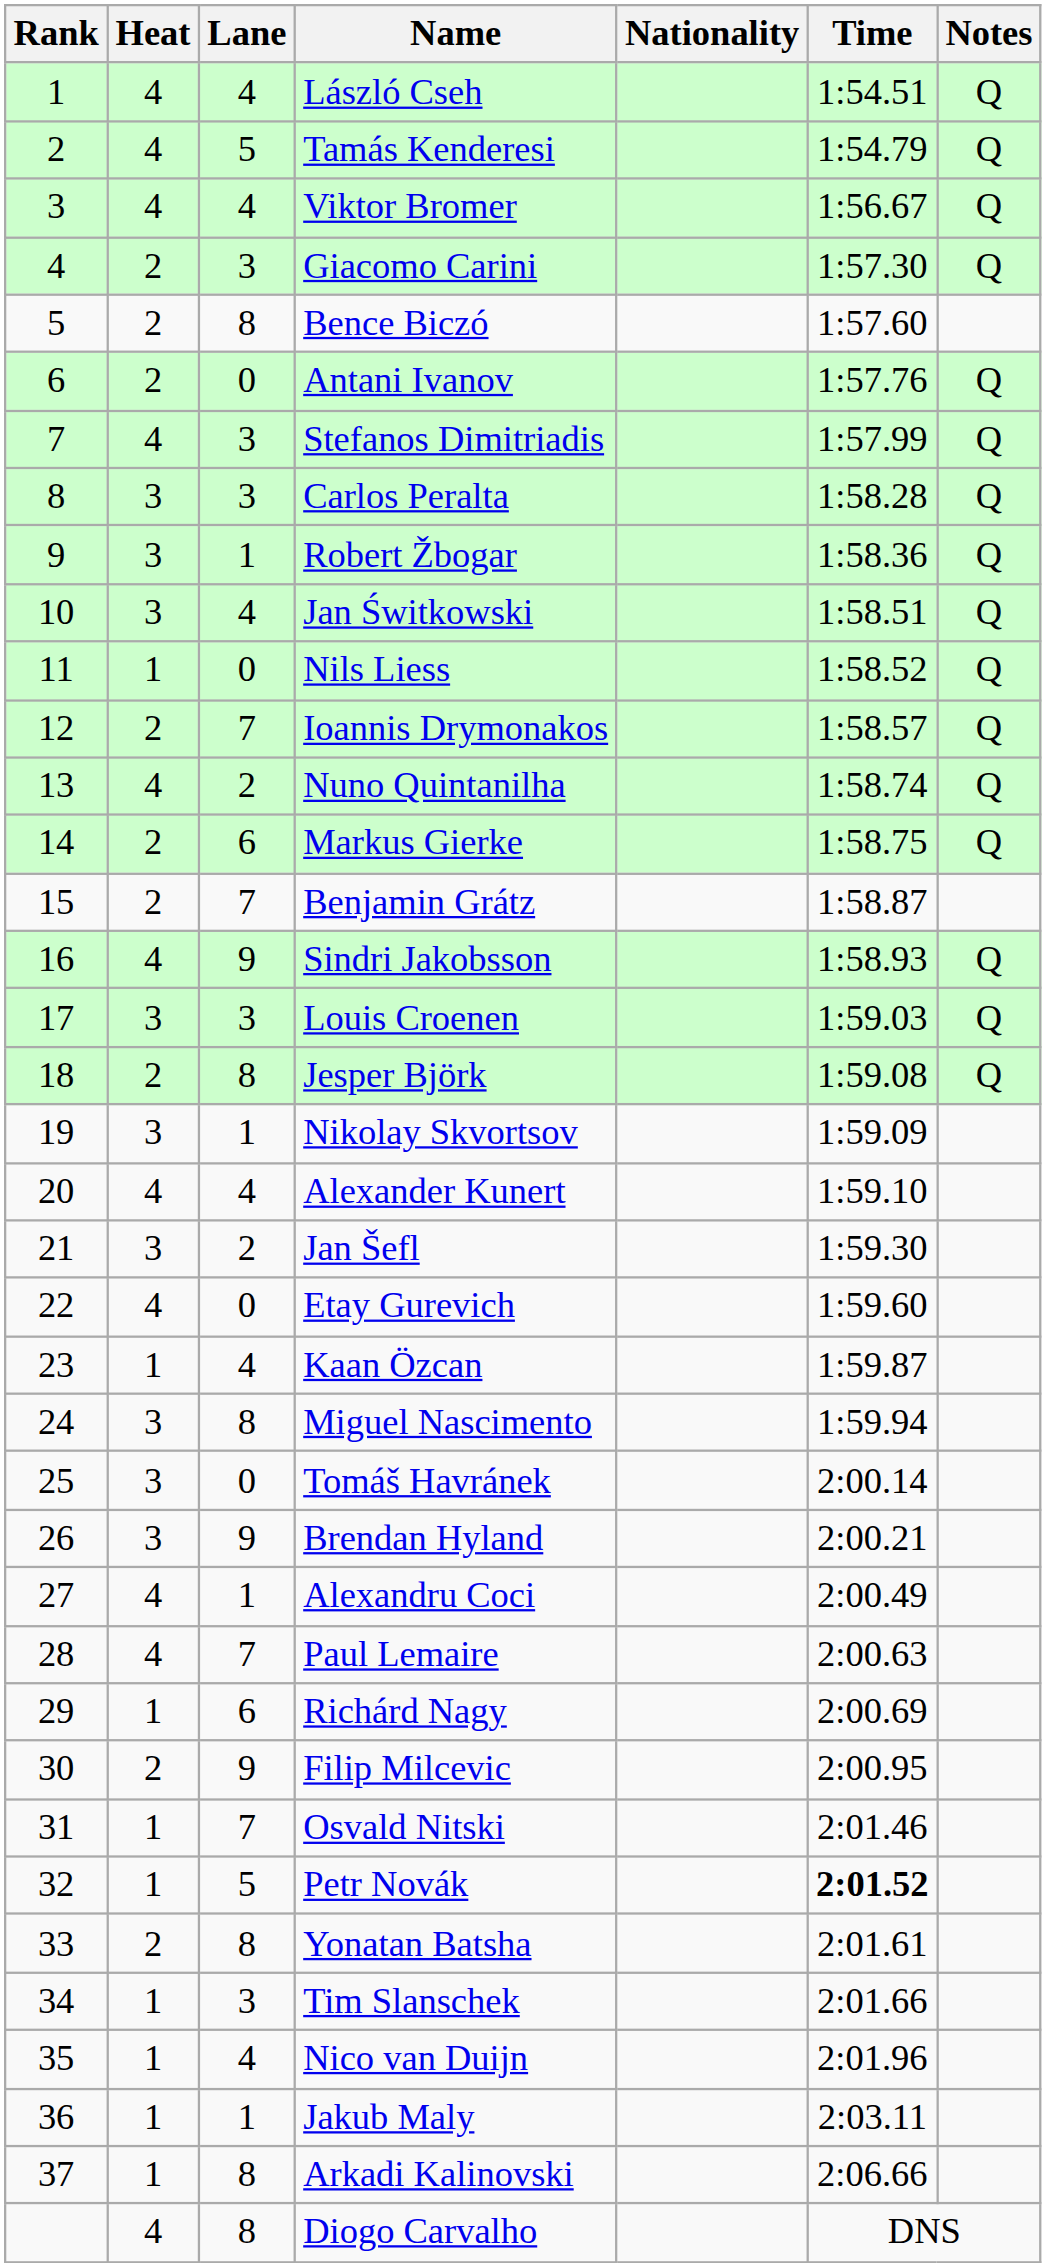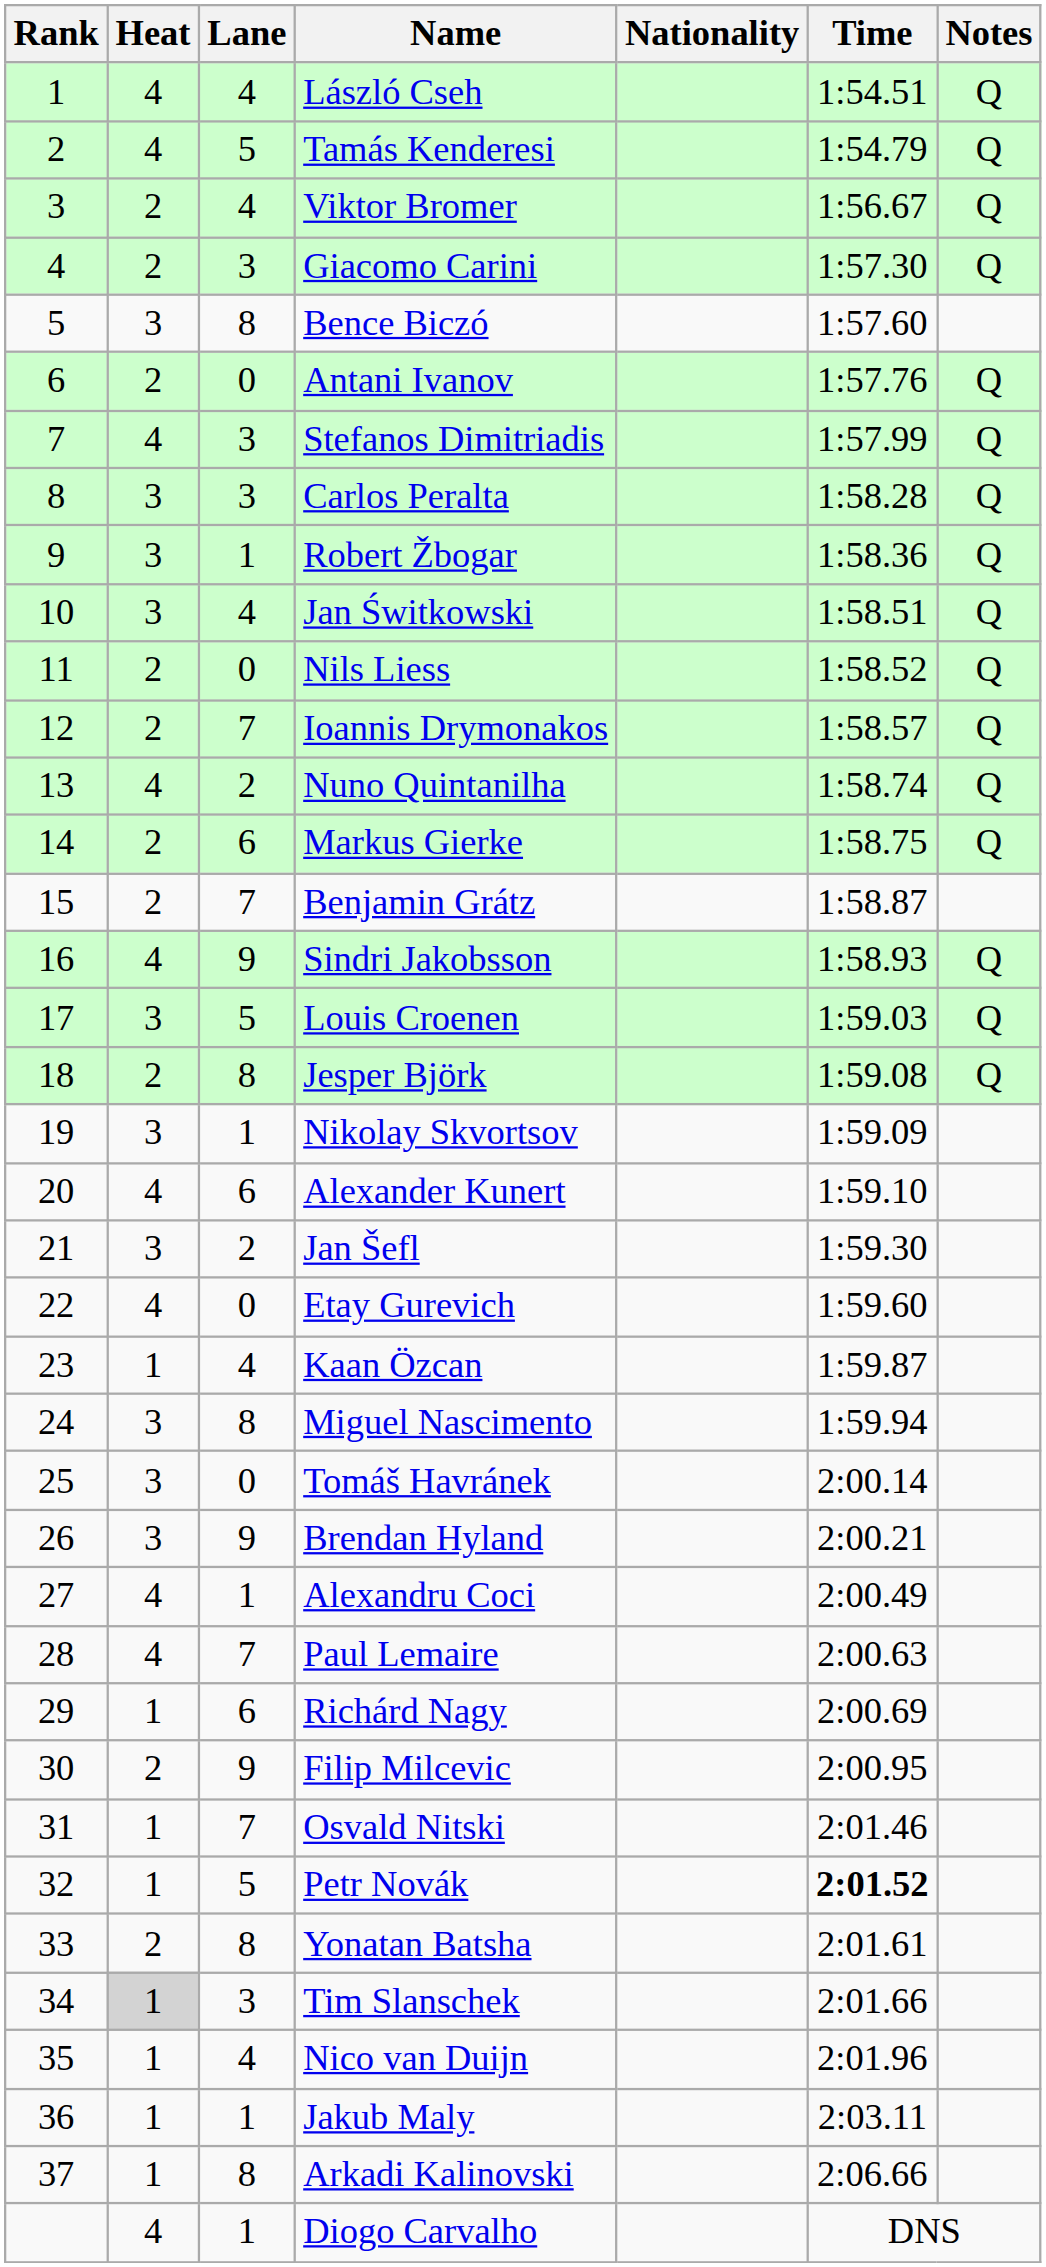(153, 206) 4 -> (153, 206) 2
(153, 322) 2 -> (153, 322) 3
(153, 669) 1 -> (153, 669) 2
(247, 1016) 3 -> (247, 1016) 5
(247, 1190) 4 -> (247, 1190) 6
(153, 2000) no background -> (153, 2000) lightgrey background
(247, 2231) 8 -> (247, 2231) 1
